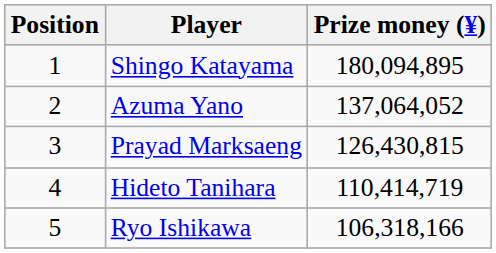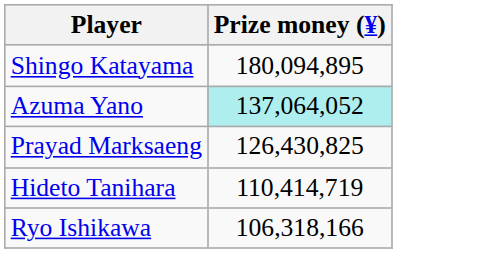- column: (55, 24)
(400, 106) no background -> (300, 106) paleturquoise background
(400, 146) 126,430,815 -> (300, 146) 126,430,825
